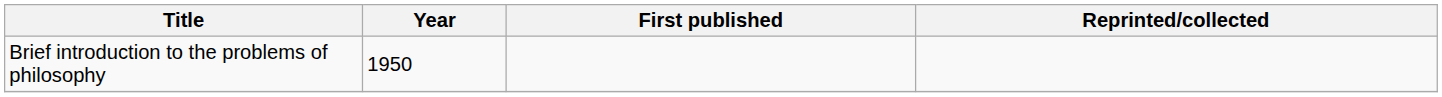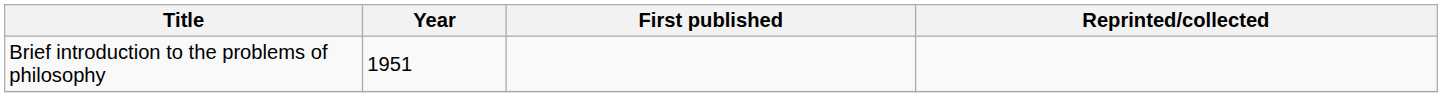(390, 63) 1950 -> (390, 63) 1951
